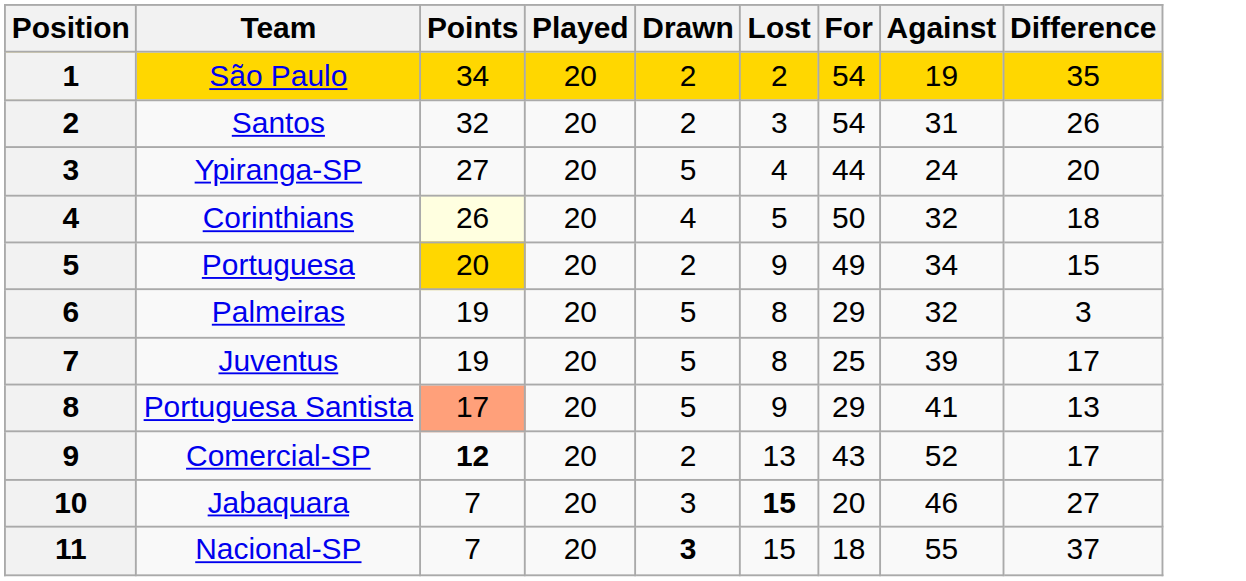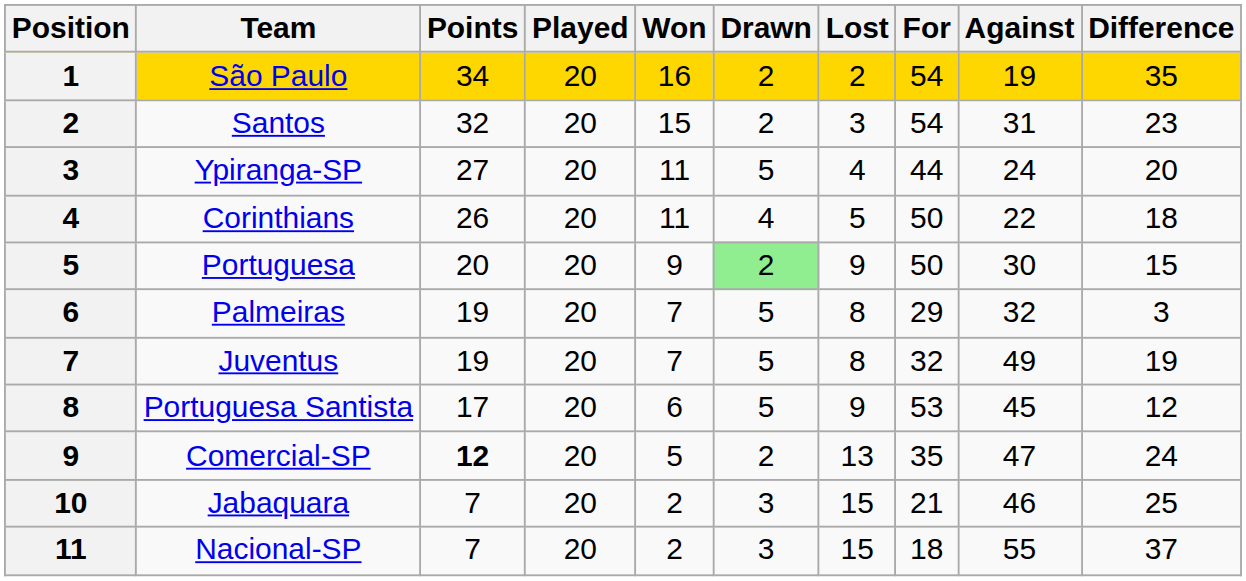+ column: (674, 28)
(1083, 123) 26 -> (1161, 123) 23
(473, 218) lightyellow background -> (473, 218) no background
(941, 218) 32 -> (1019, 218) 22
(473, 265) gold background -> (473, 265) no background
(688, 265) no background -> (766, 265) lightgreen background
(849, 265) 49 -> (927, 265) 50
(941, 265) 34 -> (1019, 265) 30
(849, 360) 25 -> (927, 360) 32
(941, 360) 39 -> (1019, 360) 49
(1083, 360) 17 -> (1161, 360) 19
(473, 407) lightsalmon background -> (473, 407) no background
(849, 407) 29 -> (927, 407) 53
(941, 407) 41 -> (1019, 407) 45
(1083, 407) 13 -> (1161, 407) 12
(849, 455) 43 -> (927, 455) 35
(941, 455) 52 -> (1019, 455) 47
(1083, 455) 17 -> (1161, 455) 24
(779, 502) bold -> (857, 502) normal
(849, 502) 20 -> (927, 502) 21
(1083, 502) 27 -> (1161, 502) 25
(688, 550) bold -> (766, 550) normal
